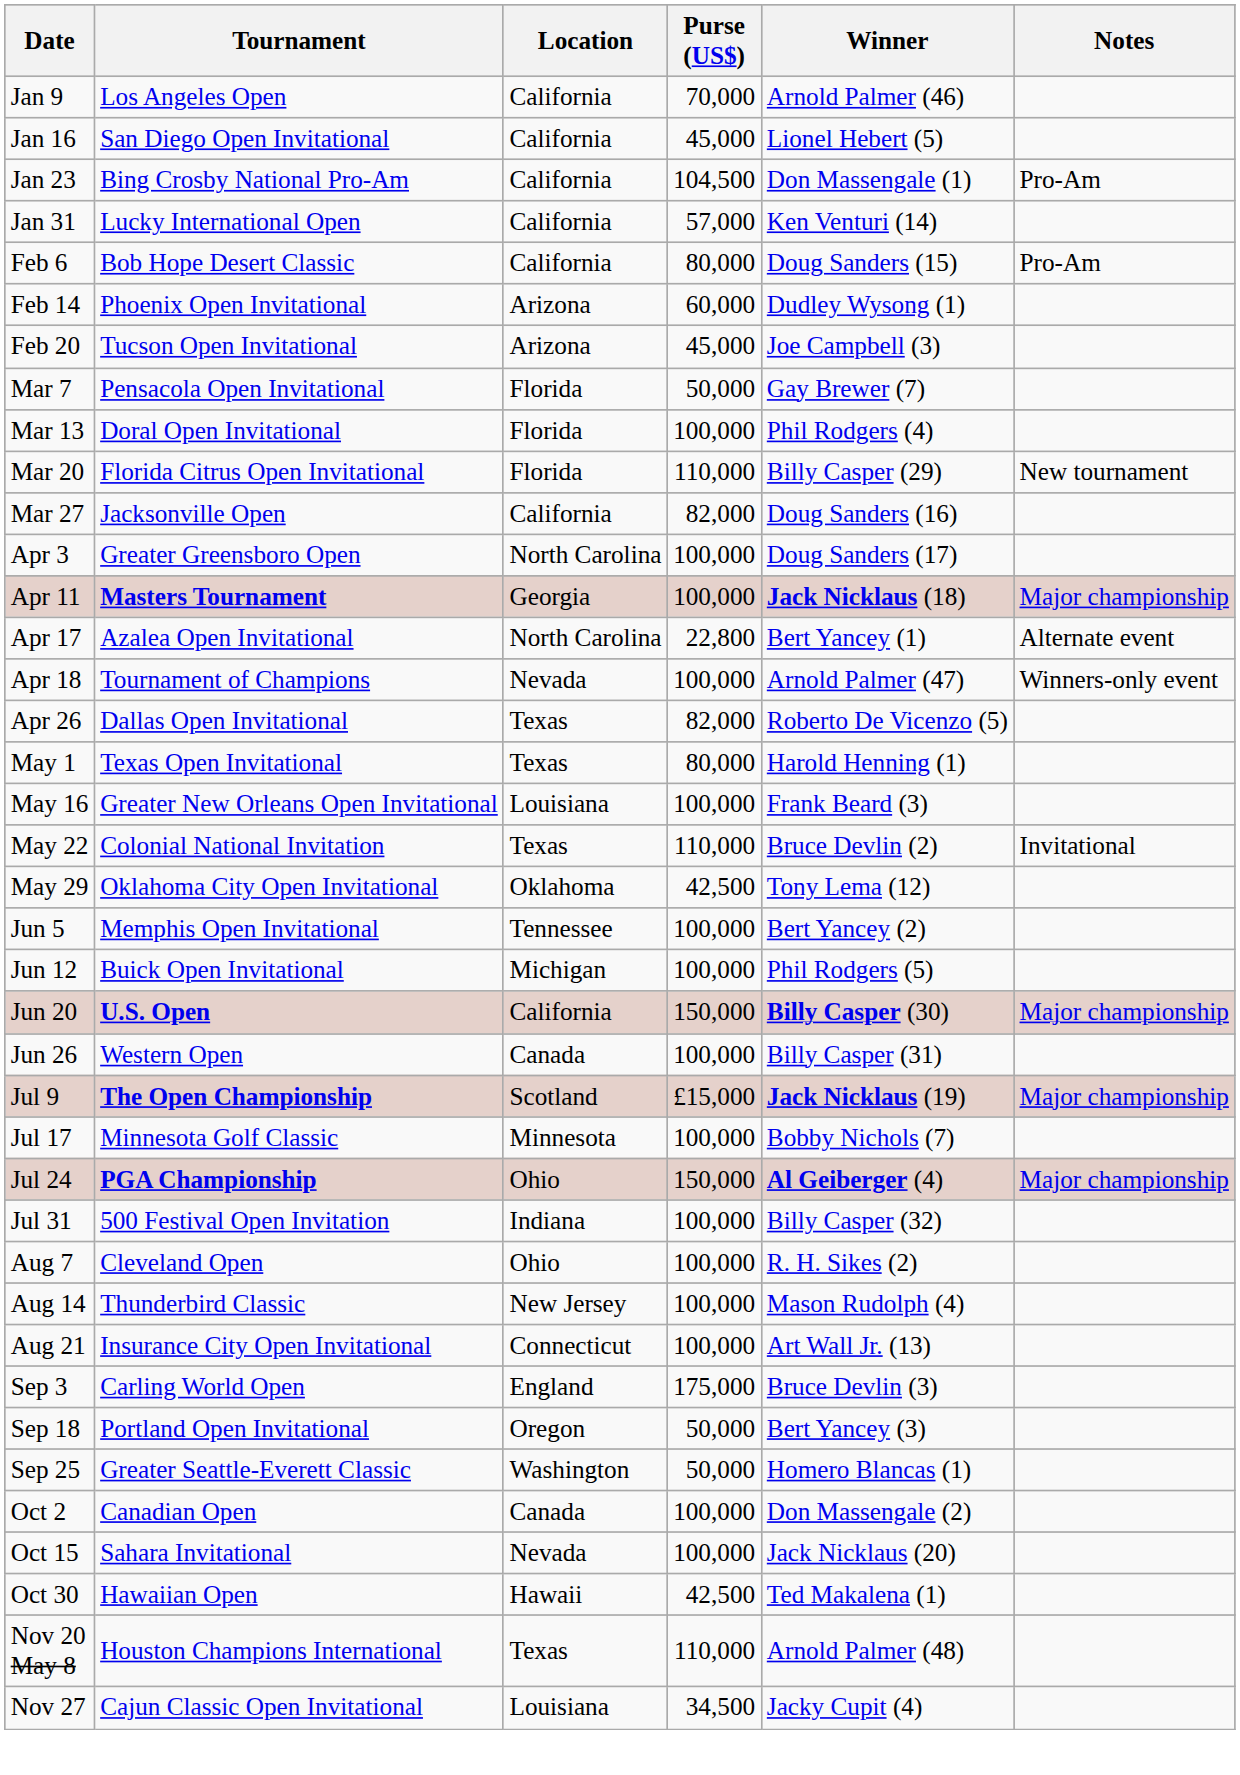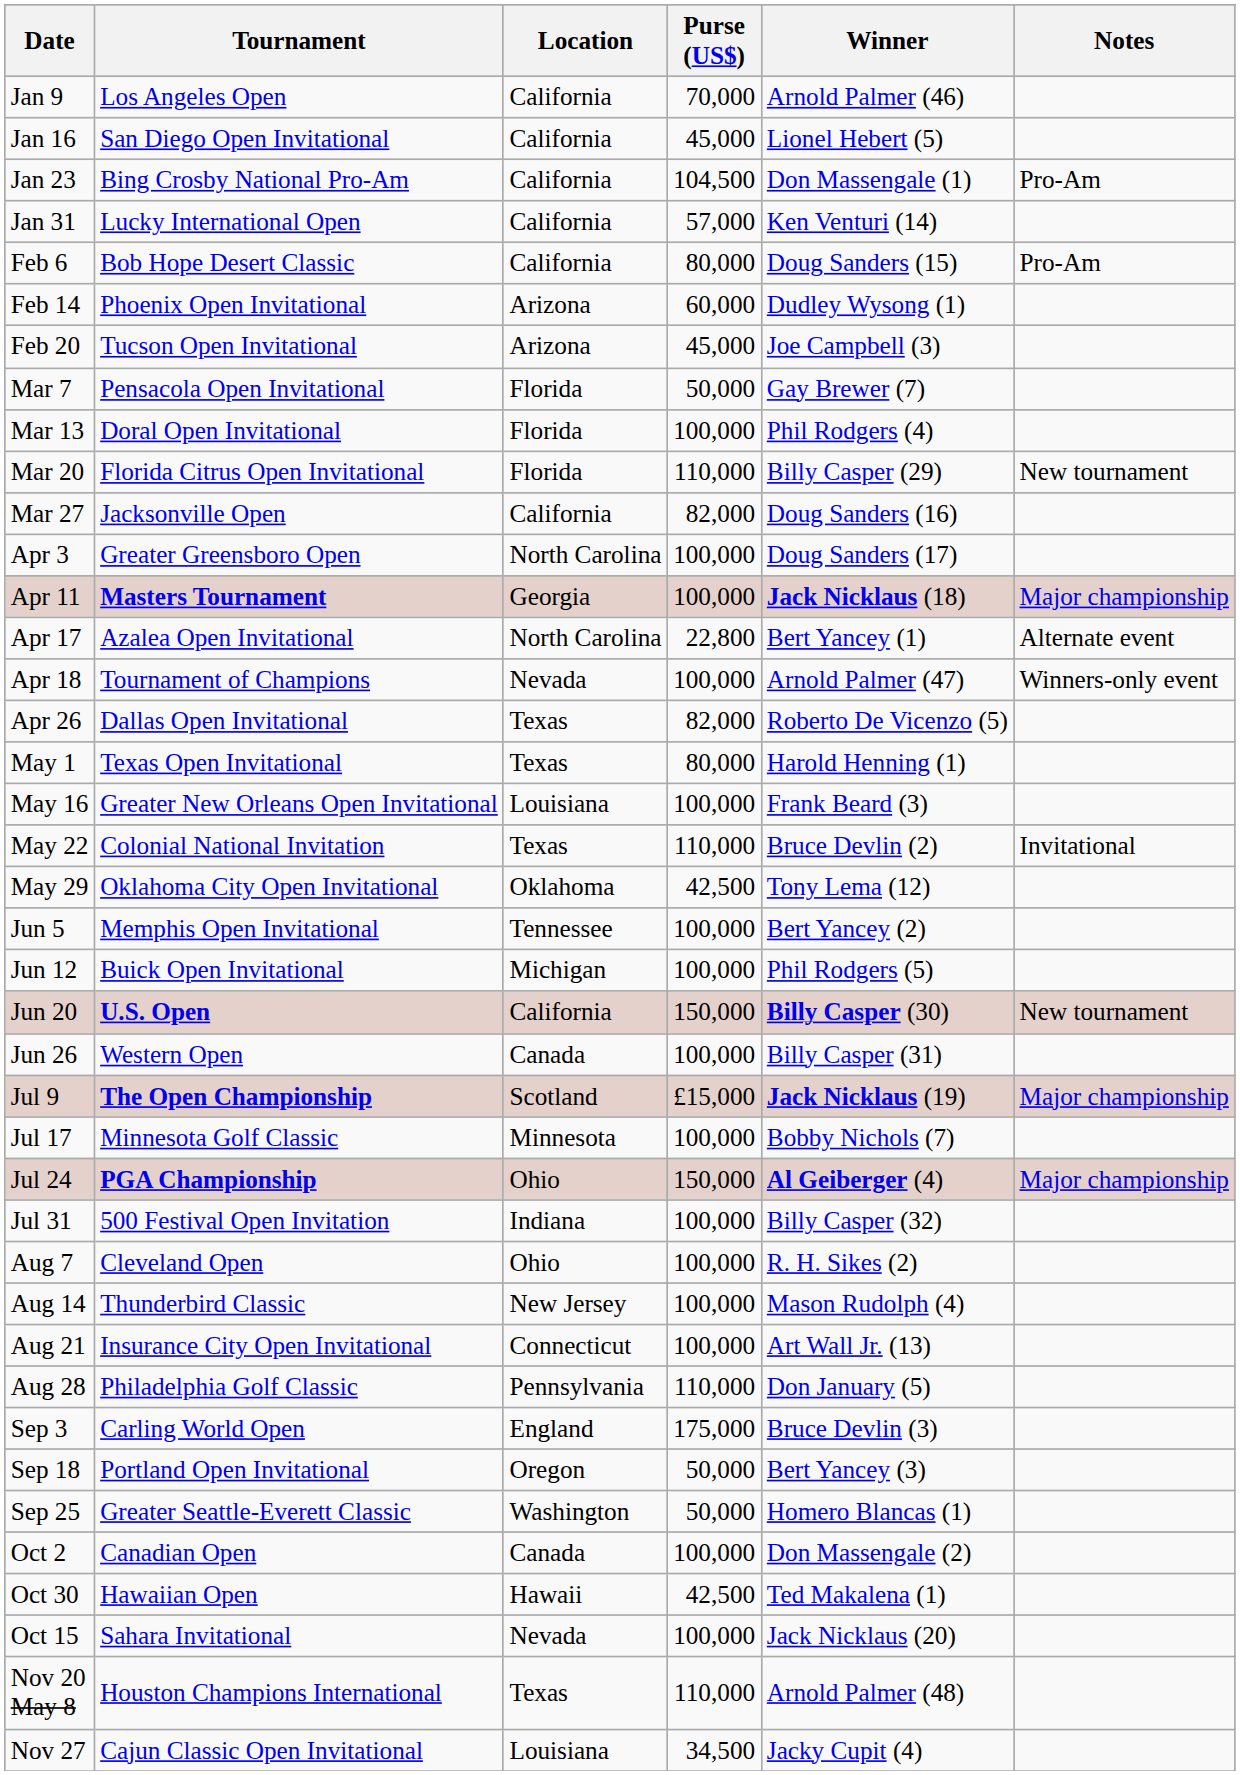(1124, 1012) Major championship -> (1104, 1012) New tournament
+ row: (48, 1386)
rows swapped: (45, 1553) <-> (45, 1594)
